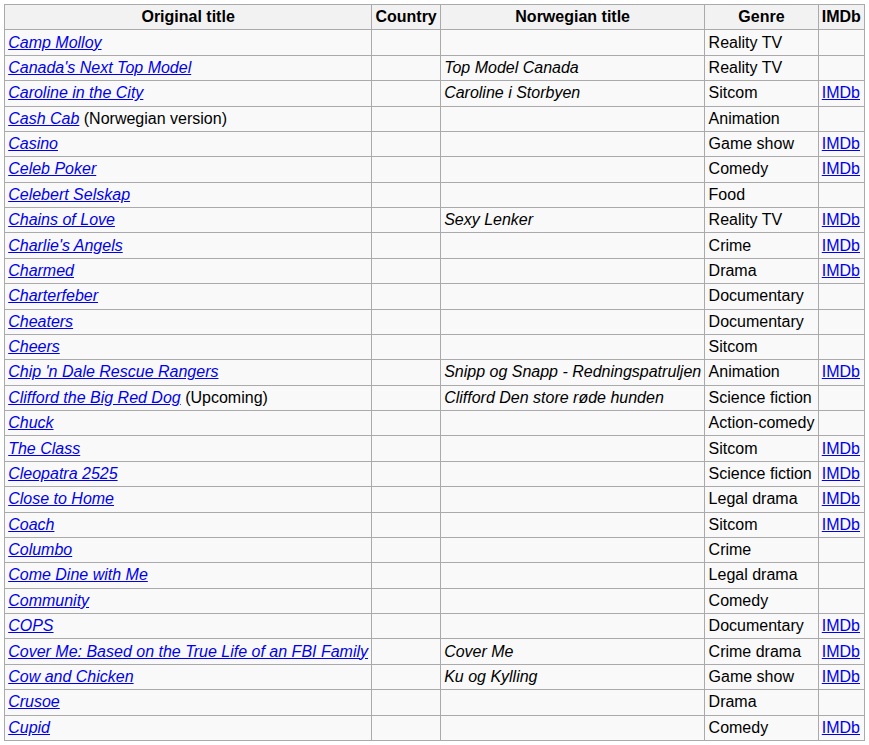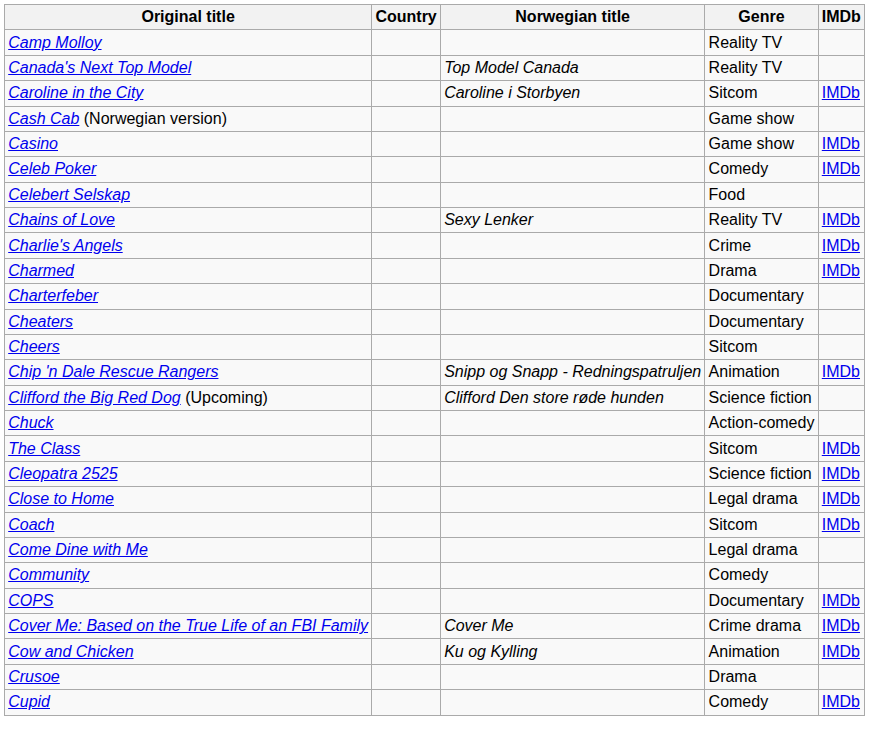(744, 118) Animation -> (751, 118) Game show
- row: (40, 550)
(751, 676) Game show -> (744, 651) Animation
